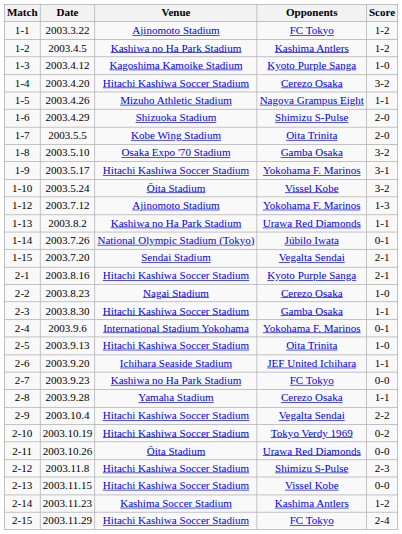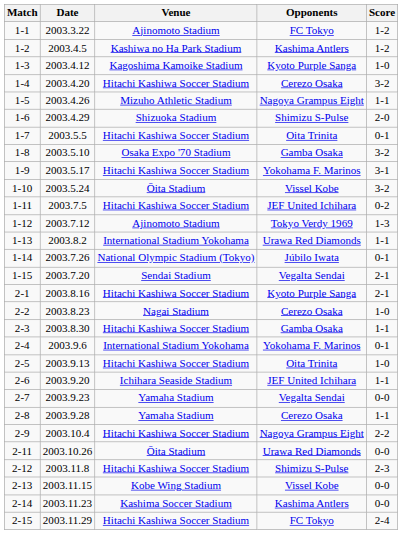(176, 135) Kobe Wing Stadium -> (176, 135) Hitachi Kashiwa Soccer Stadium
(382, 135) 2-0 -> (382, 135) 0-1
+ row: (22, 205)
(312, 205) Yokohama F. Marinos -> (312, 223) Tokyo Verdy 1969
(176, 223) Kashiwa no Ha Park Stadium -> (176, 240) International Stadium Yokohama
(176, 380) Kashiwa no Ha Park Stadium -> (176, 398) Yamaha Stadium
(312, 380) FC Tokyo -> (312, 398) Vegalta Sendai
(312, 415) Vegalta Sendai -> (312, 433) Nagoya Grampus Eight
- row: (22, 433)
(176, 485) Hitachi Kashiwa Soccer Stadium -> (176, 485) Kobe Wing Stadium
(382, 503) 1-2 -> (382, 503) 0-0
